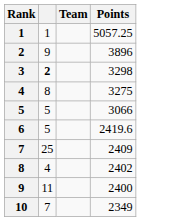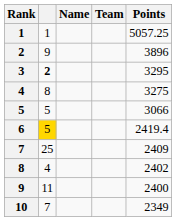+ column: (74, 14)
(121, 71) 3298 -> (157, 71) 3295
(47, 129) no background -> (47, 129) gold background
(116, 129) 2419.6 -> (152, 129) 2419.4
